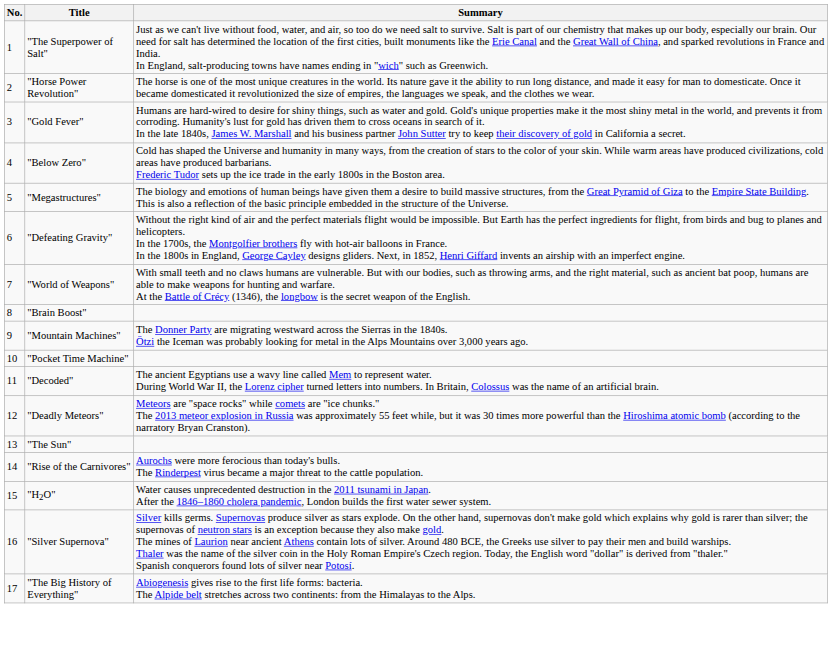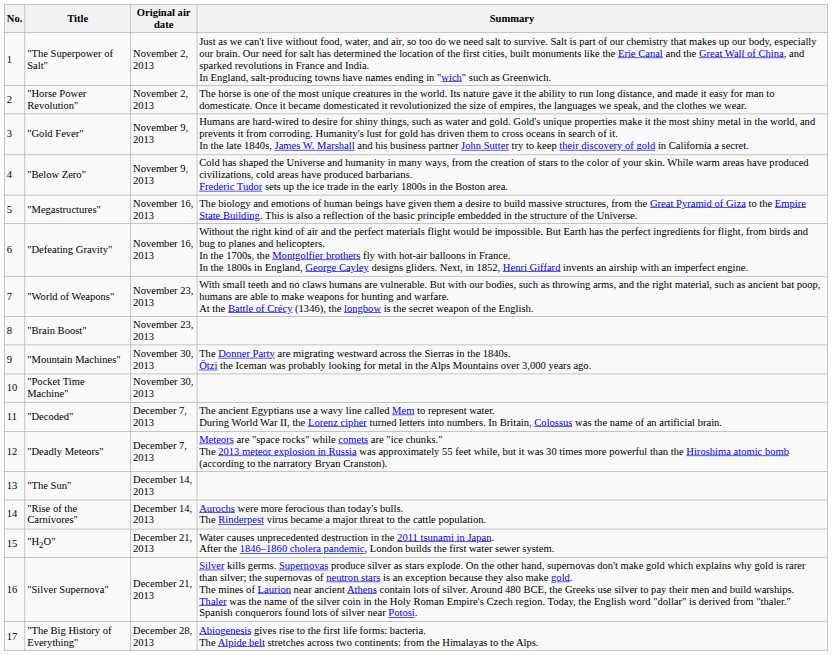+ column: (164, 18)
